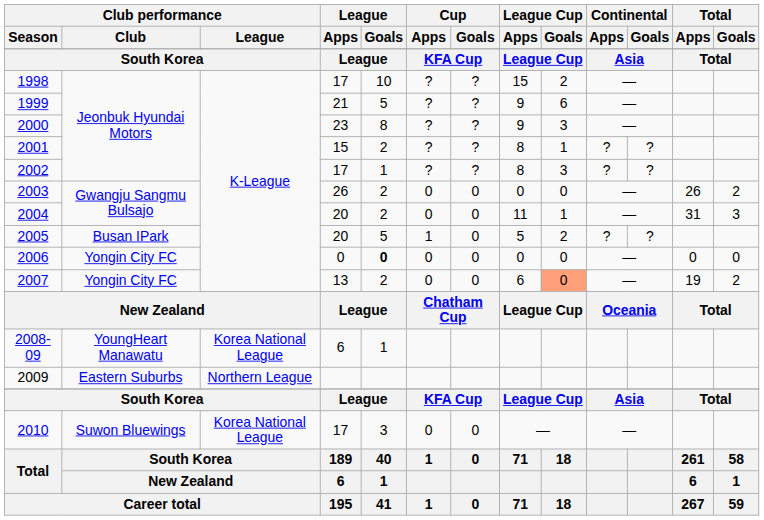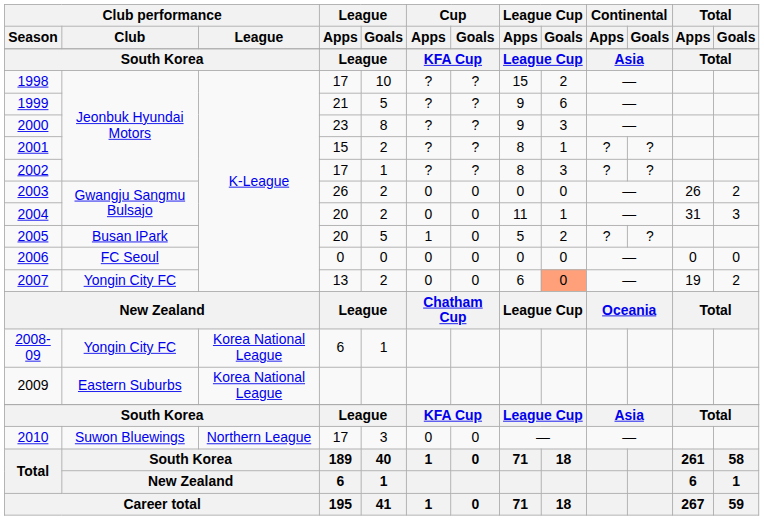(131, 258) Yongin City FC -> (130, 258) FC Seoul
(384, 258) bold -> (384, 258) normal
(131, 348) YoungHeart Manawatu -> (130, 348) Yongin City FC
(260, 378) Northern League -> (259, 385) Korea National League
(260, 429) Korea National League -> (259, 437) Northern League
